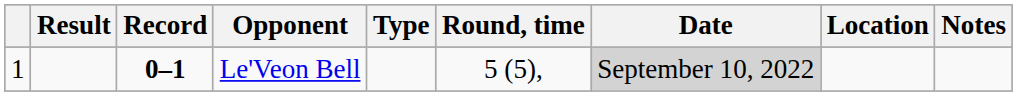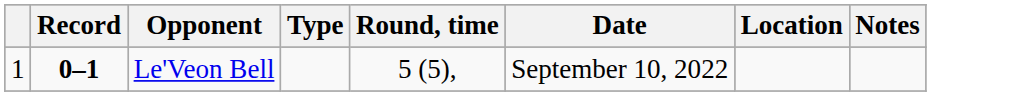- column: (74, 25)
(706, 68) lightgrey background -> (620, 68) no background
